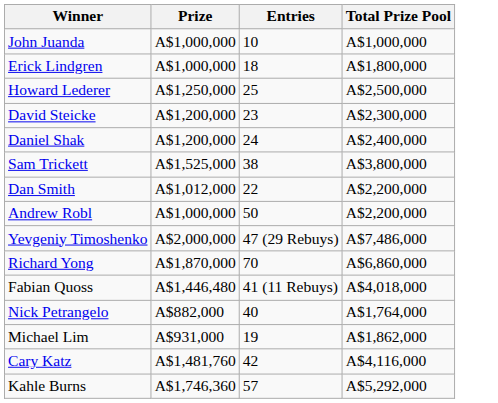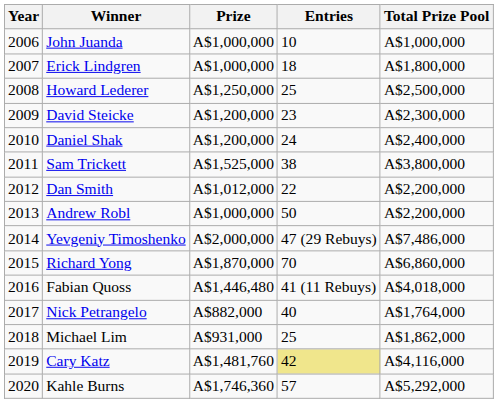+ column: (24, 16)
(251, 336) 19 -> (289, 336) 25
(251, 361) no background -> (289, 361) khaki background
